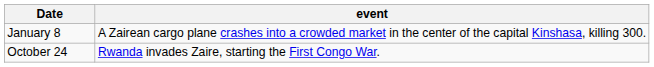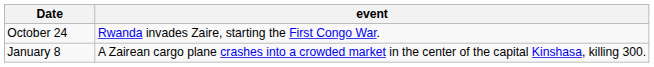rows swapped: (34, 33) <-> (37, 52)
